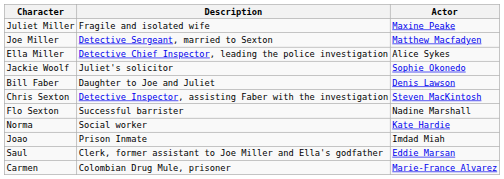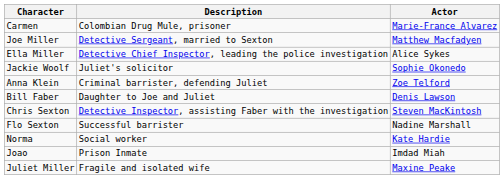rows swapped: (40, 26) <-> (22, 168)
+ row: (33, 82)
- row: (17, 153)
